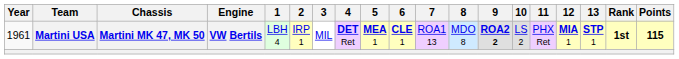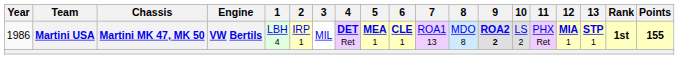(19, 36) 1961 -> (19, 36) 1986
(655, 36) 115 -> (655, 36) 155
